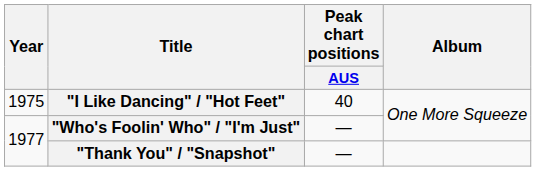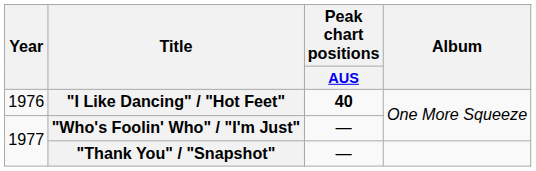(26, 102) 1975 -> (26, 102) 1976
(344, 102) normal -> (344, 102) bold
